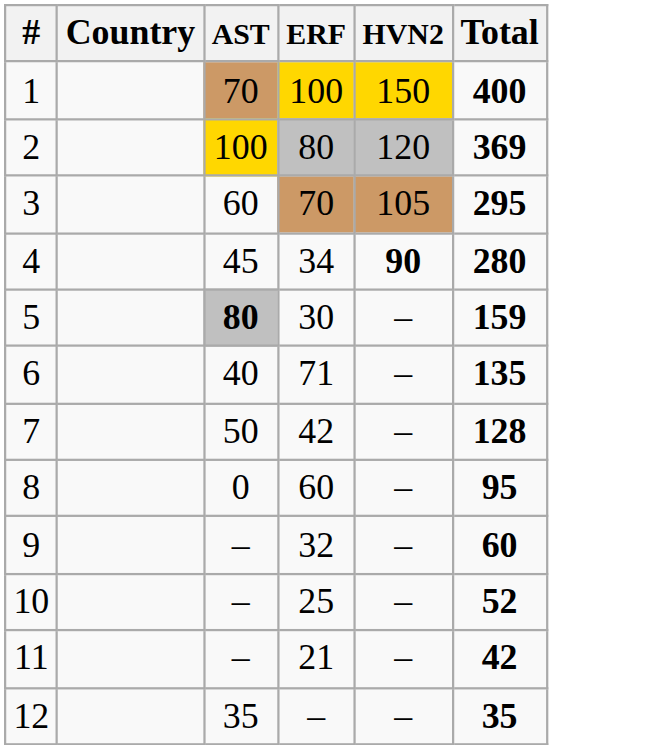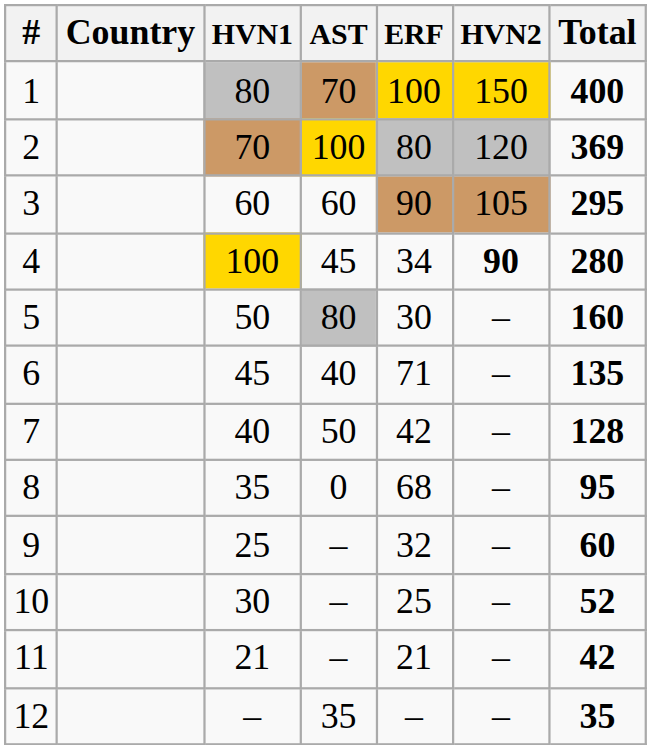+ column: (252, 35)
(316, 203) 70 -> (414, 203) 90
(241, 317) bold -> (339, 317) normal
(500, 317) 159 -> (597, 317) 160
(316, 487) 60 -> (414, 487) 68
